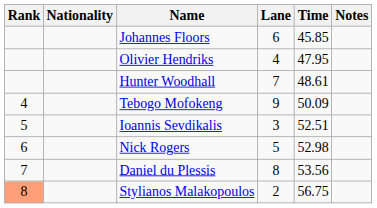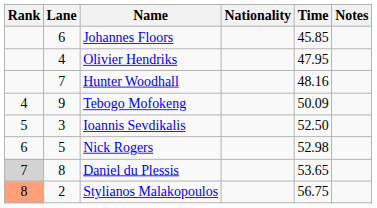columns swapped: (276, 15) <-> (80, 15)
(313, 81) 48.61 -> (313, 81) 48.16
(313, 125) 52.51 -> (313, 125) 52.50
(24, 170) no background -> (24, 170) lightgrey background
(313, 170) 53.56 -> (313, 170) 53.65
